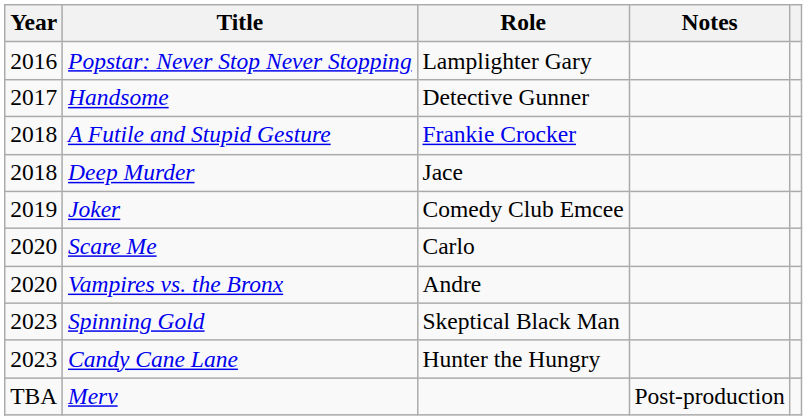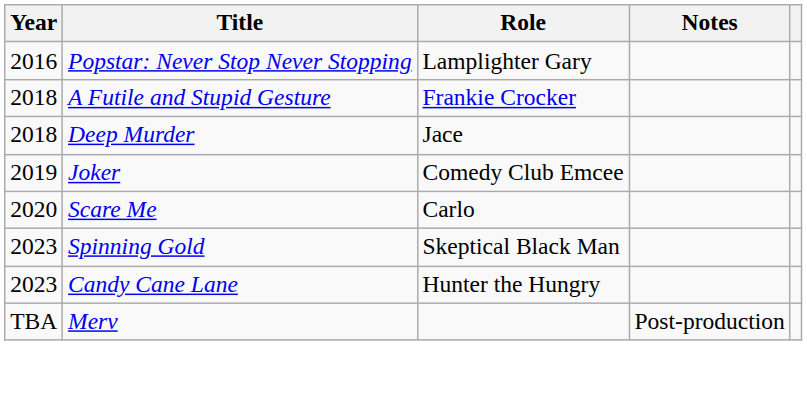- row: (118, 97)
- row: (176, 284)
